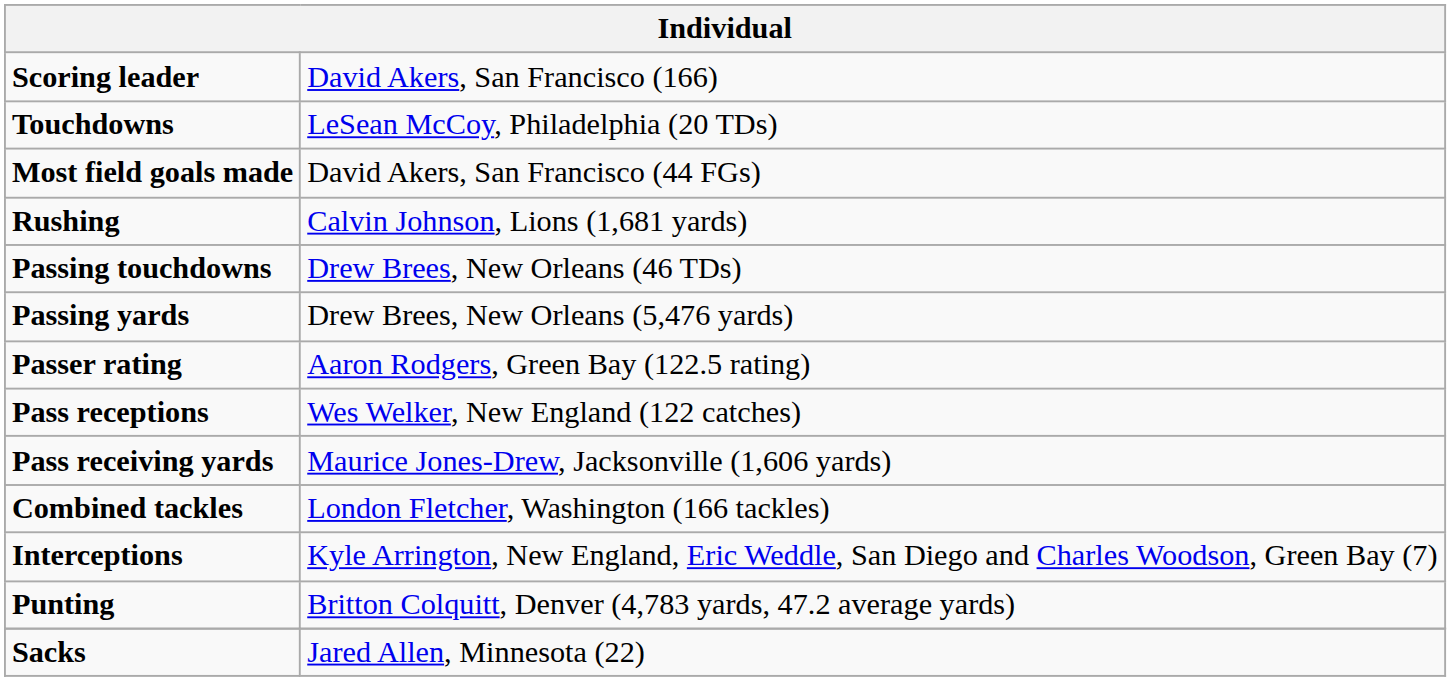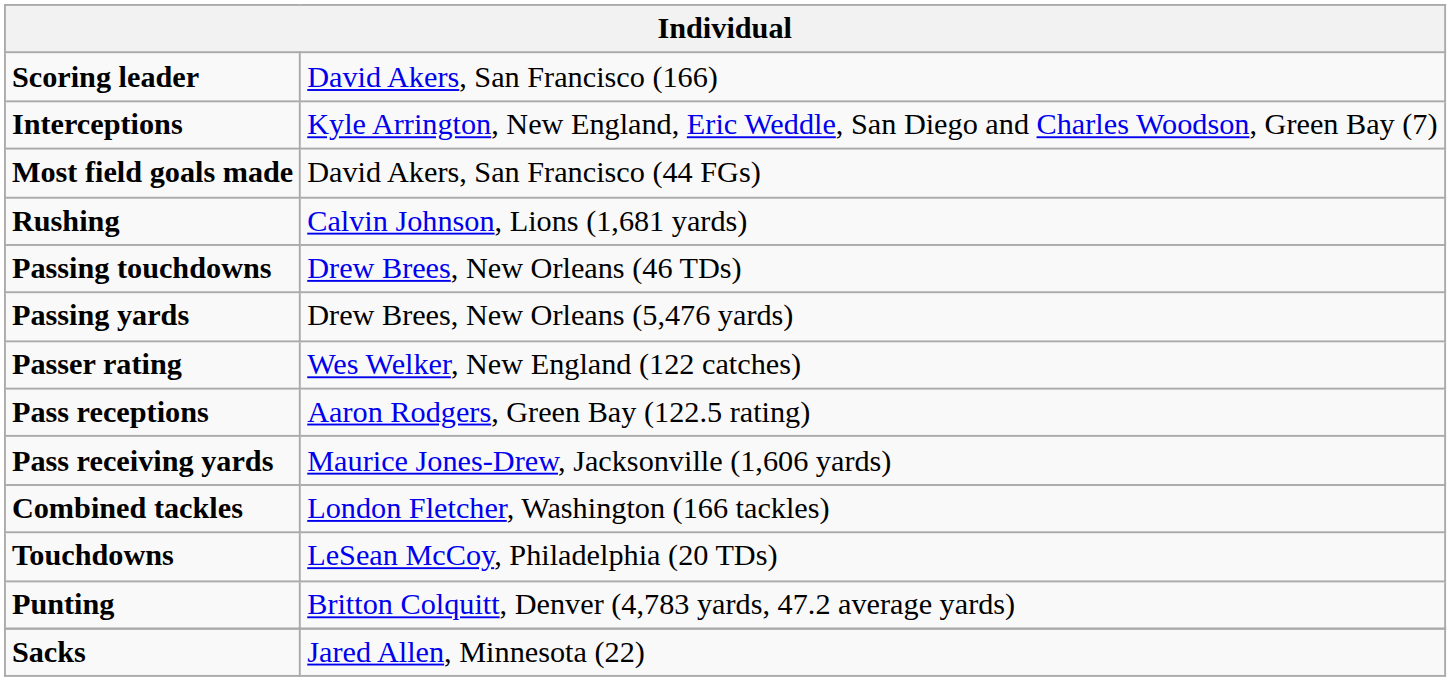rows swapped: (93, 124) <-> (97, 556)
(559, 364) Aaron Rodgers, Green Bay (122.5 rating) -> (554, 364) Wes Welker, New England (122 catches)
(554, 412) Wes Welker, New England (122 catches) -> (559, 412) Aaron Rodgers, Green Bay (122.5 rating)
